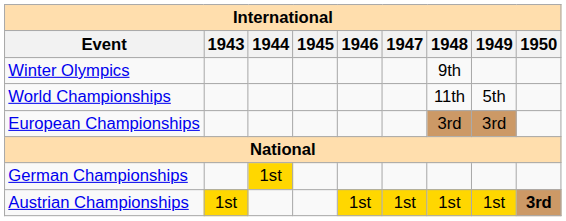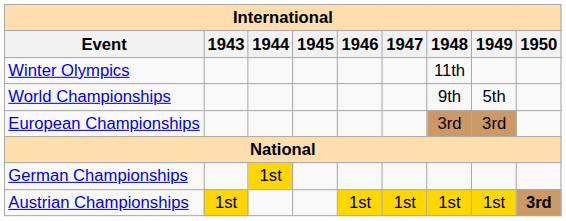(449, 70) 9th -> (449, 70) 11th
(449, 96) 11th -> (449, 96) 9th
